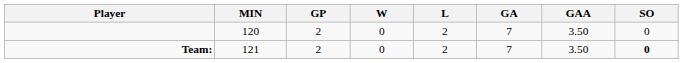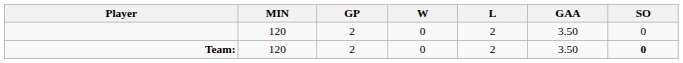- column: (509, 13)
(251, 49) 121 -> (277, 49) 120
